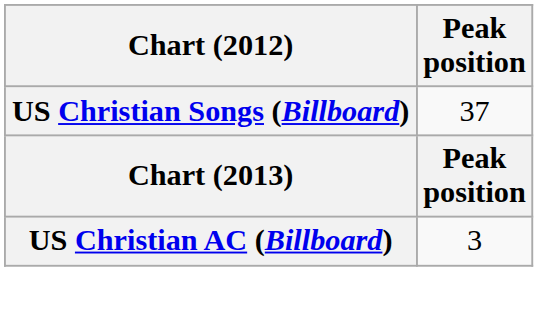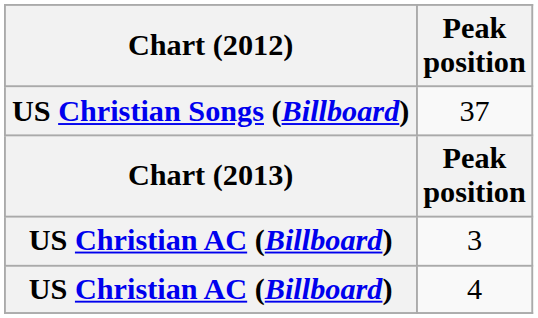+ row: (475, 288)
